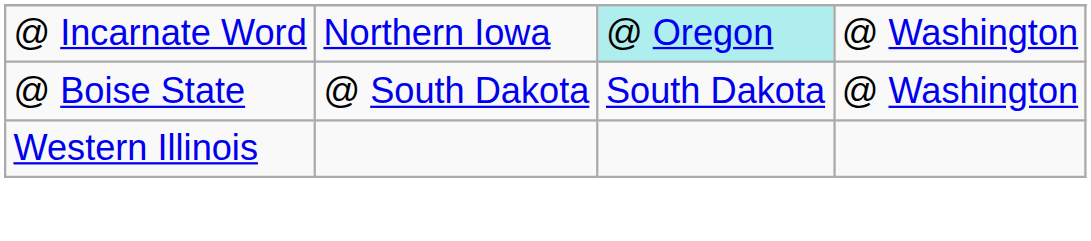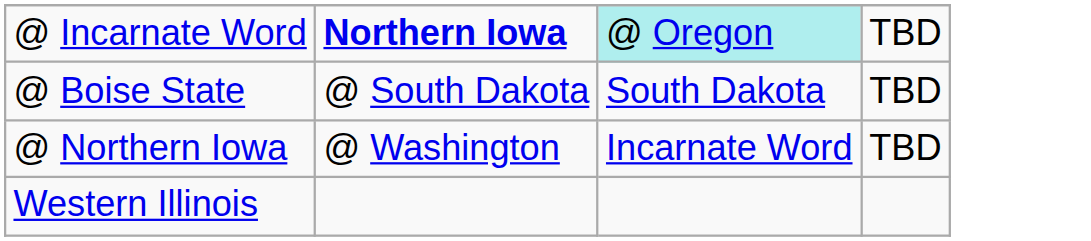(437, 33) normal -> (445, 33) bold
(960, 33) @ Washington -> (905, 33) TBD
(960, 90) @ Washington -> (905, 90) TBD
+ row: (150, 147)
